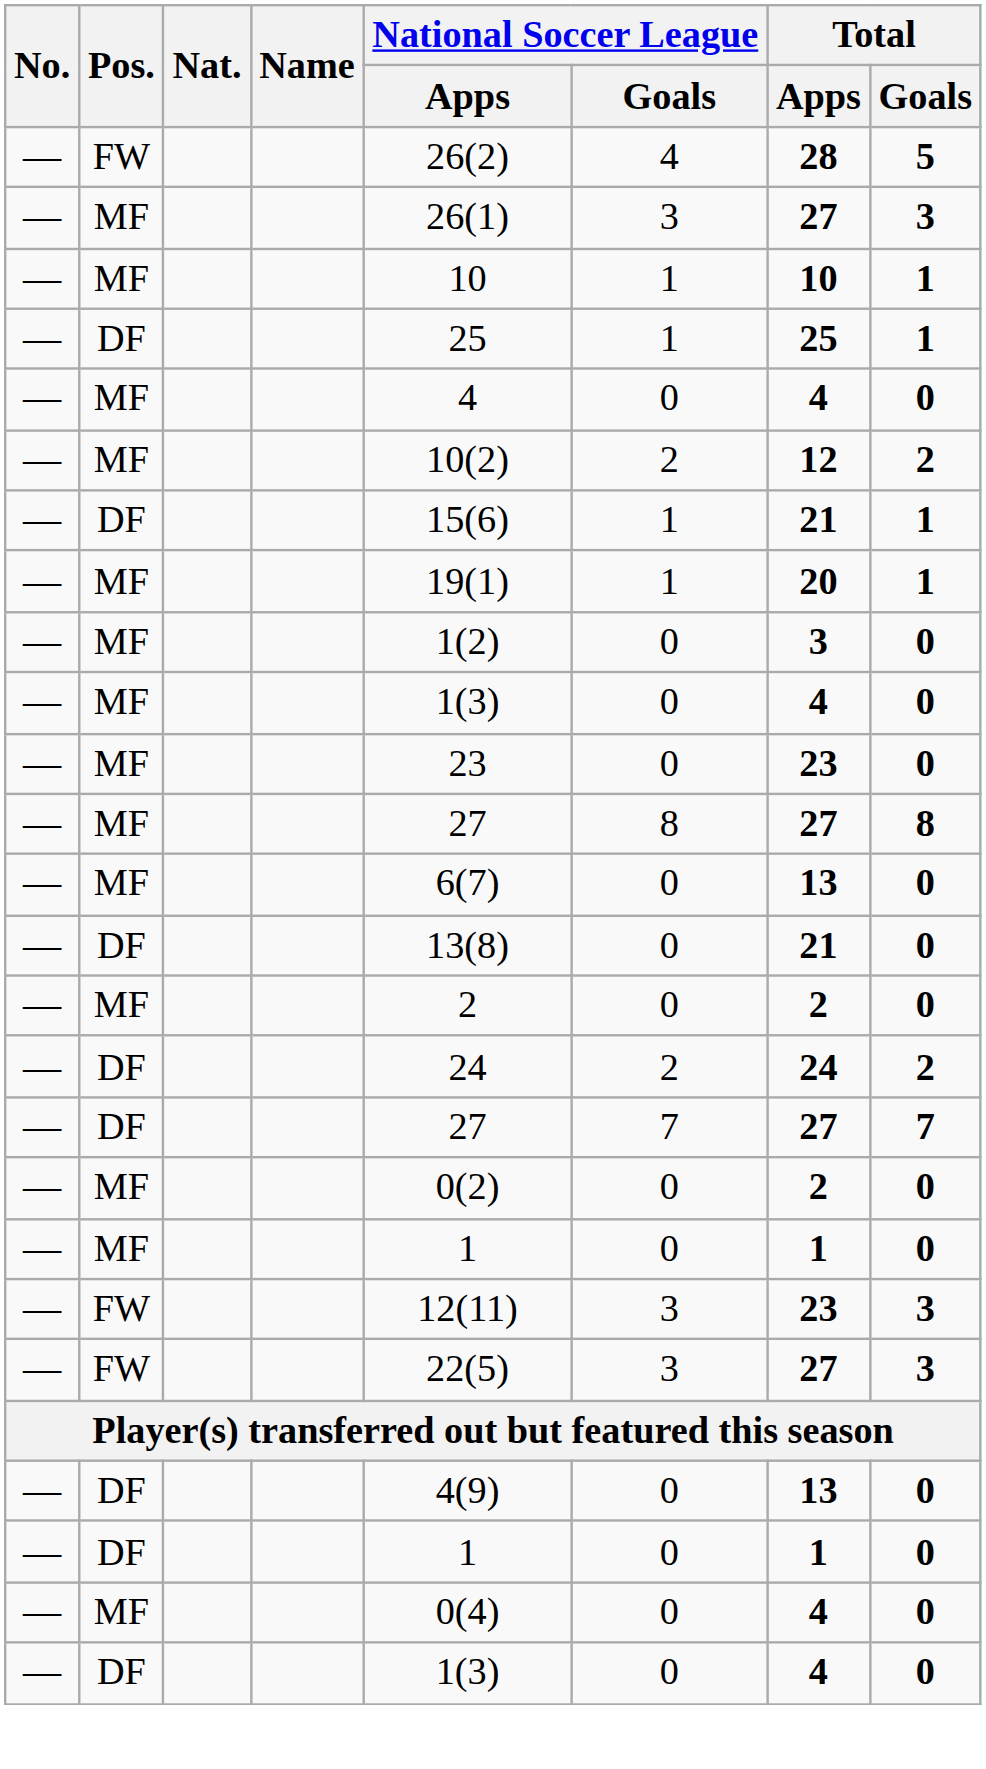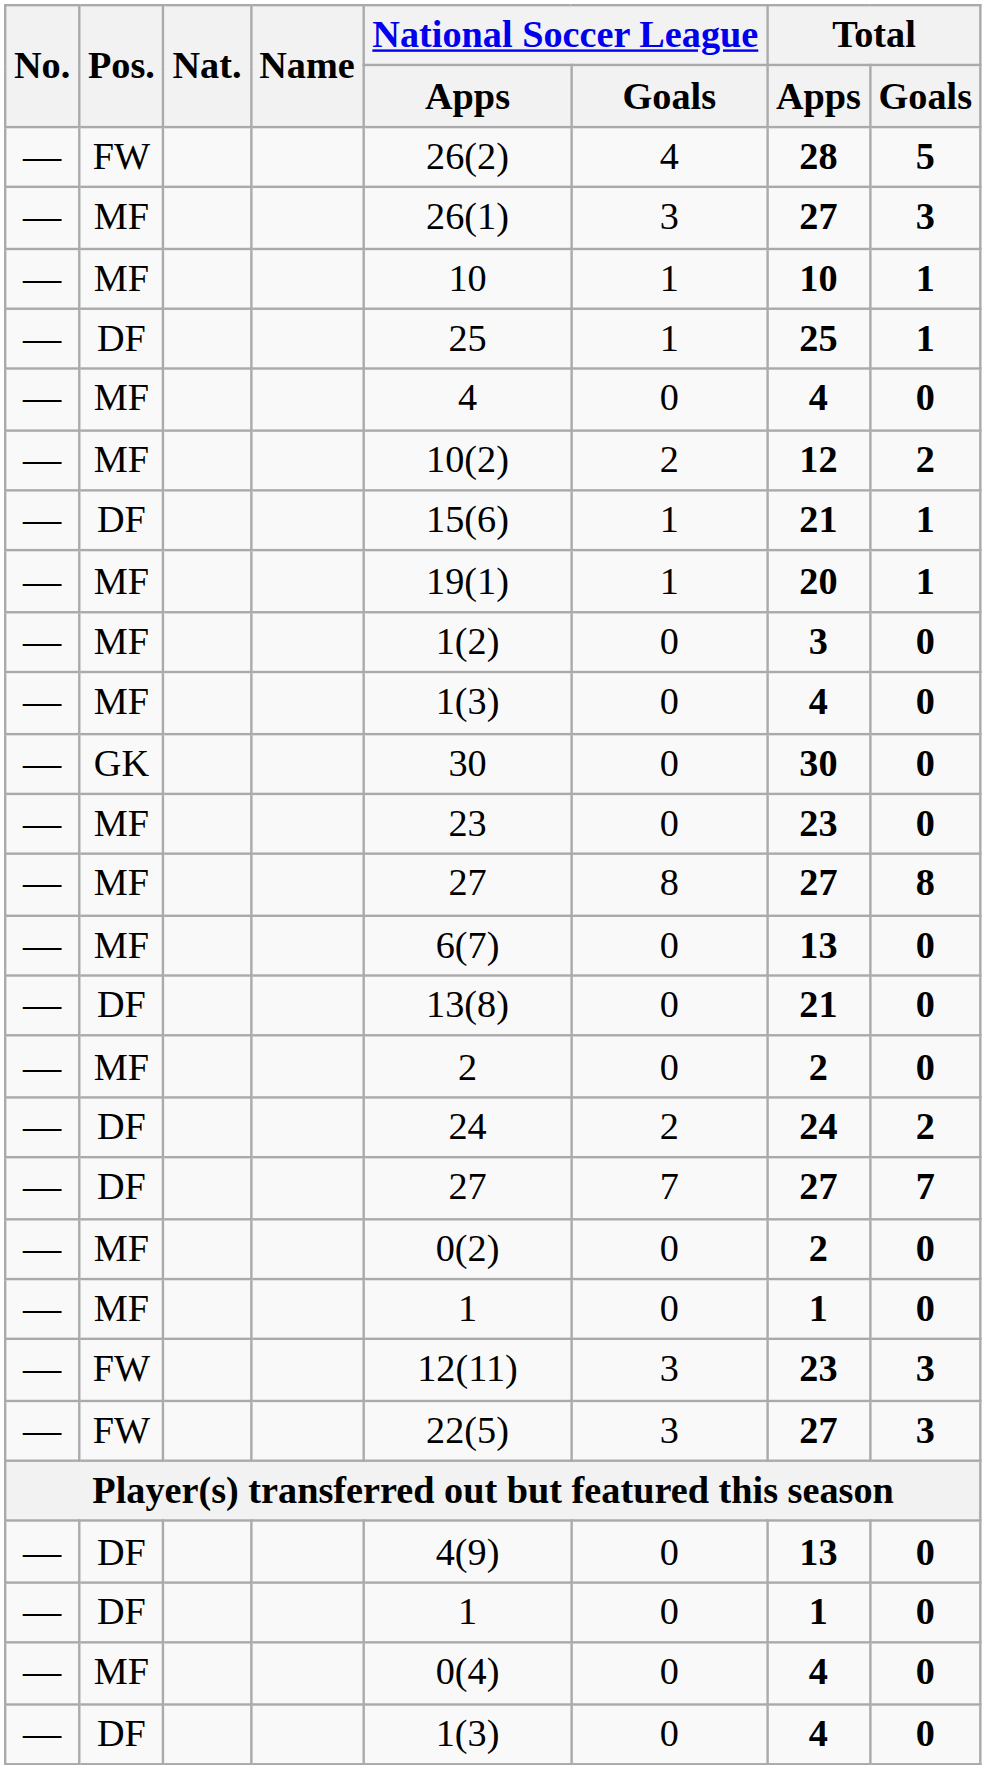+ row: (42, 762)
